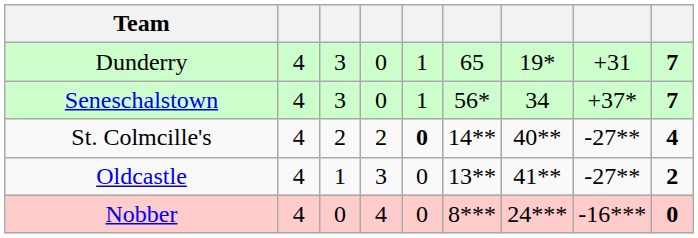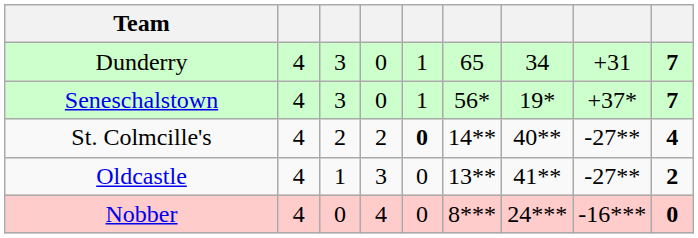(537, 61) 19* -> (537, 61) 34
(537, 99) 34 -> (537, 99) 19*
